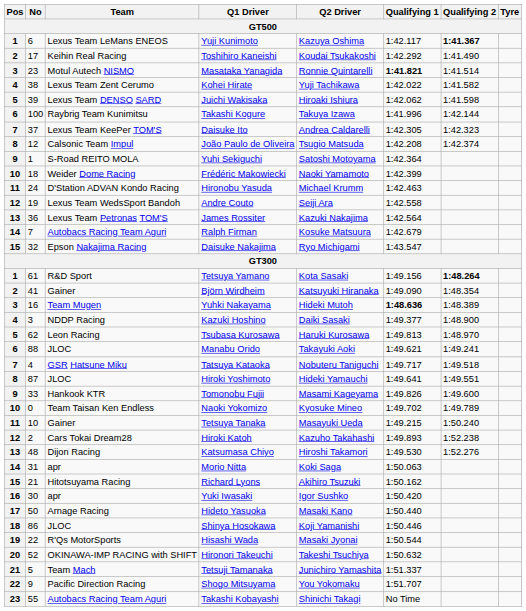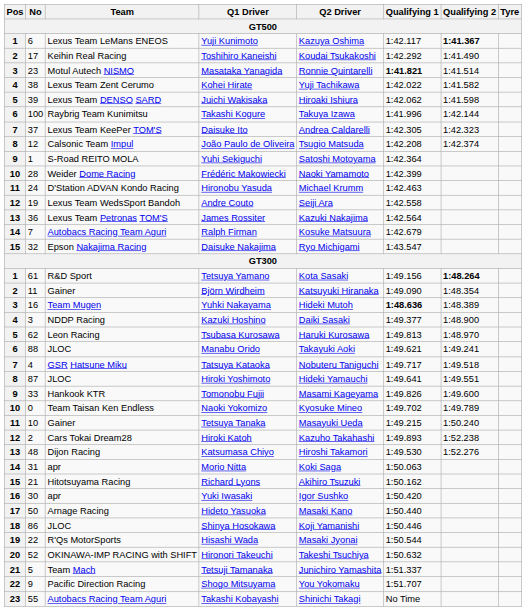(33, 173) 18 -> (33, 173) 28
(33, 291) 41 -> (33, 291) 11
